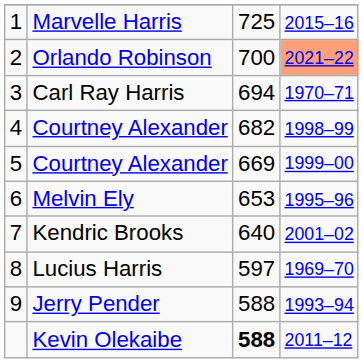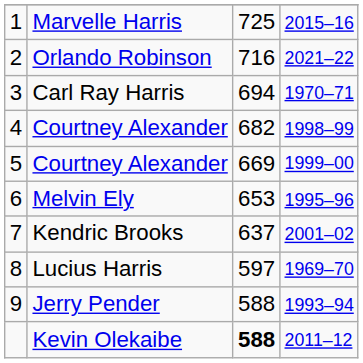(257, 57) 700 -> (257, 57) 716
(319, 58) lightsalmon background -> (319, 58) no background
(257, 233) 640 -> (257, 233) 637
